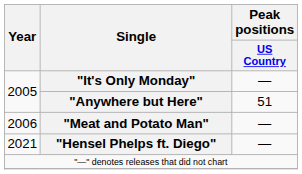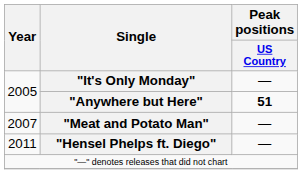(265, 102) normal -> (265, 102) bold
(22, 123) 2006 -> (22, 123) 2007
(22, 144) 2021 -> (22, 144) 2011
